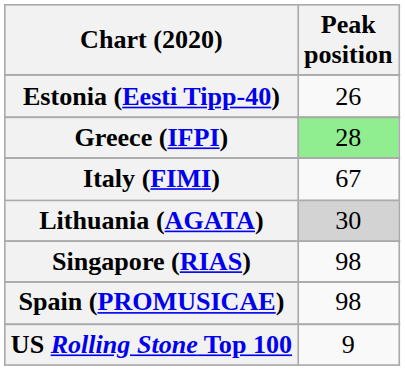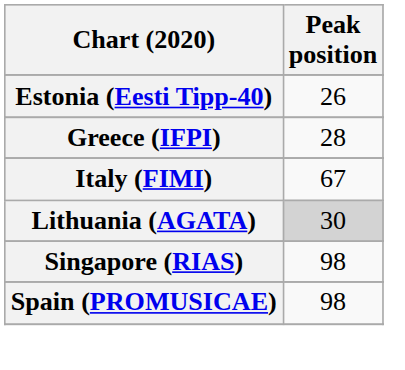(348, 137) lightgreen background -> (333, 137) no background
- row: (151, 344)
